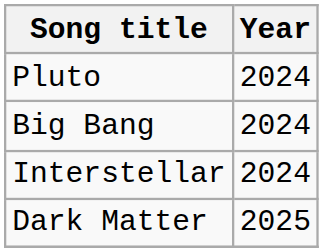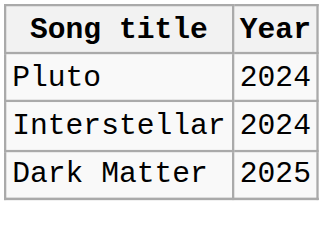- row: (83, 126)
